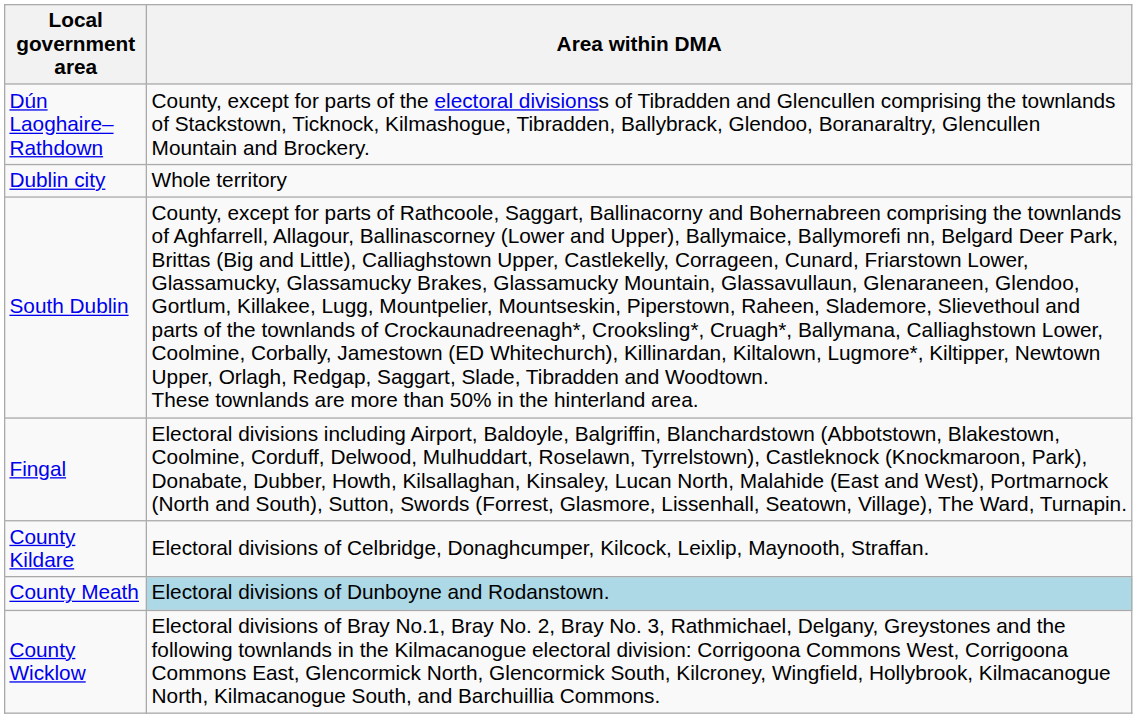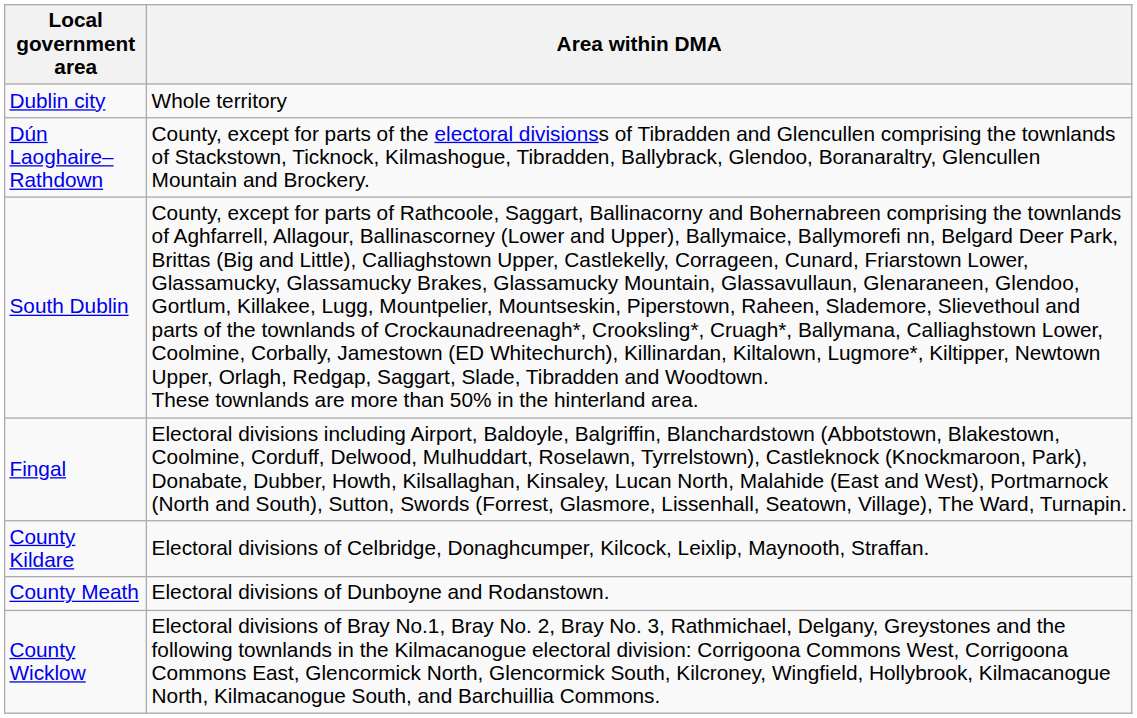rows swapped: (57, 180) <-> (61, 124)
(381, 593) lightblue background -> (381, 593) no background
